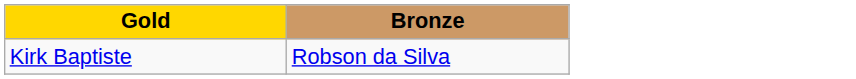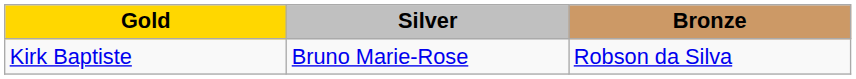+ column: (428, 21)
